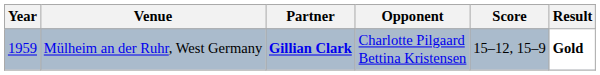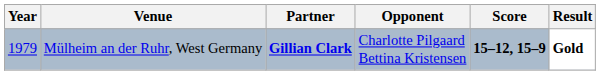(22, 49) 1959 -> (22, 49) 1979
(510, 49) normal -> (510, 49) bold
